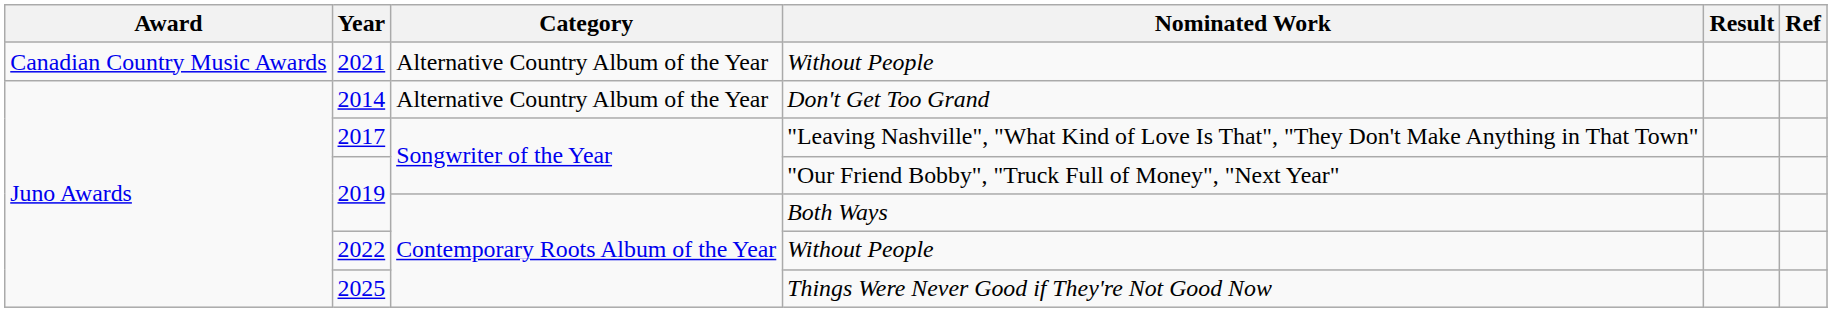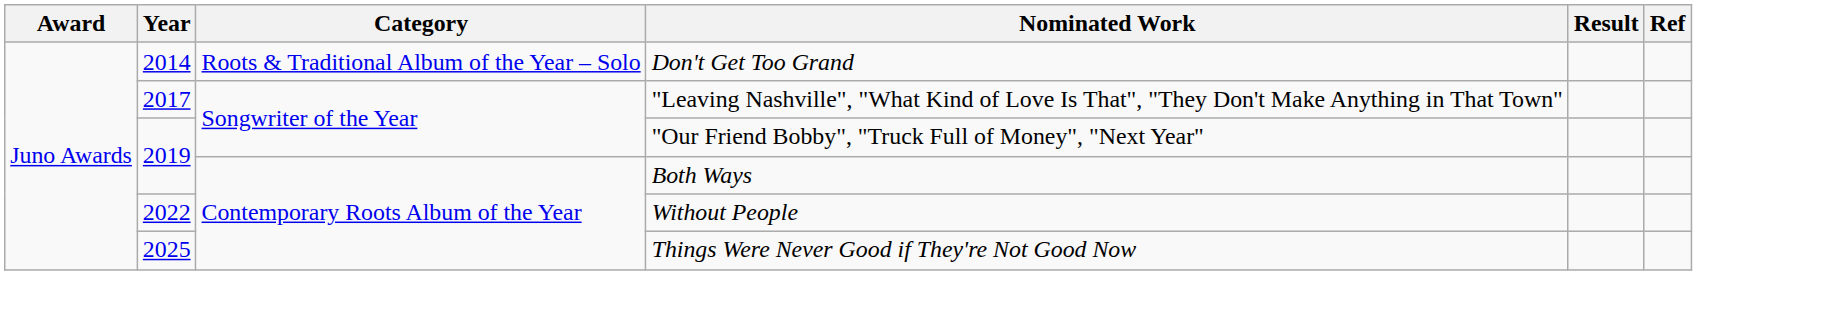- row: (361, 61)
(582, 99) Alternative Country Album of the Year -> (421, 61) Roots & Traditional Album of the Year – Solo
